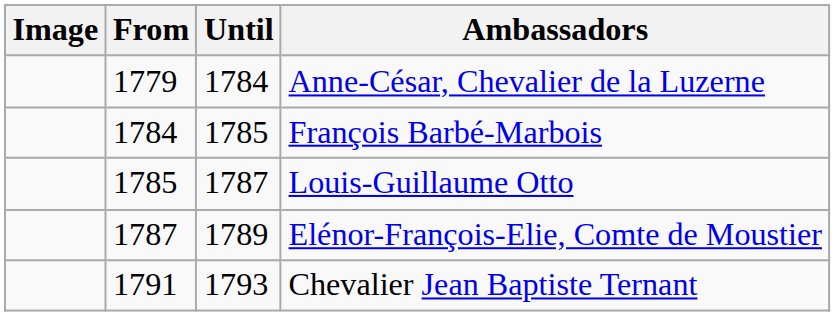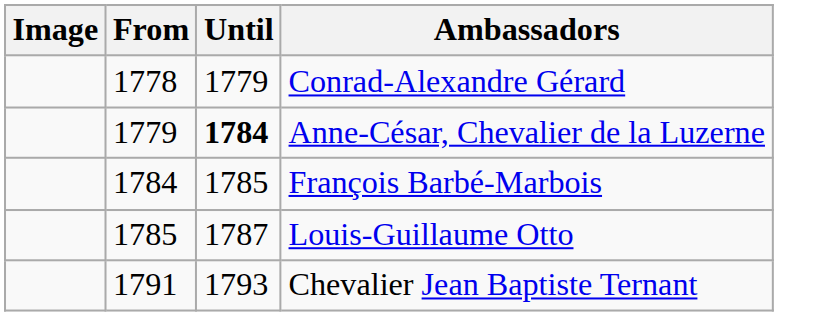+ row: (457, 81)
(236, 81) normal -> (236, 132) bold
- row: (555, 234)
